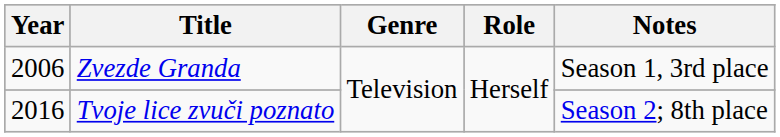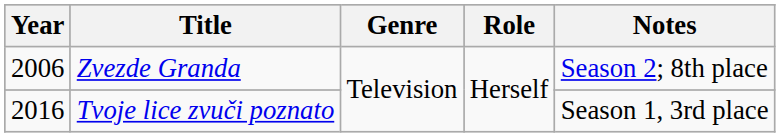(665, 68) Season 1, 3rd place -> (664, 68) Season 2; 8th place
(664, 110) Season 2; 8th place -> (665, 110) Season 1, 3rd place
